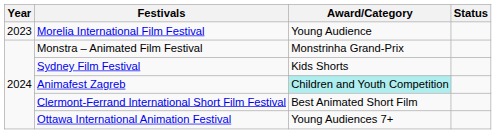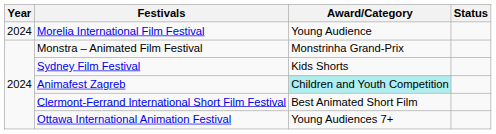(19, 31) 2023 -> (19, 31) 2024
